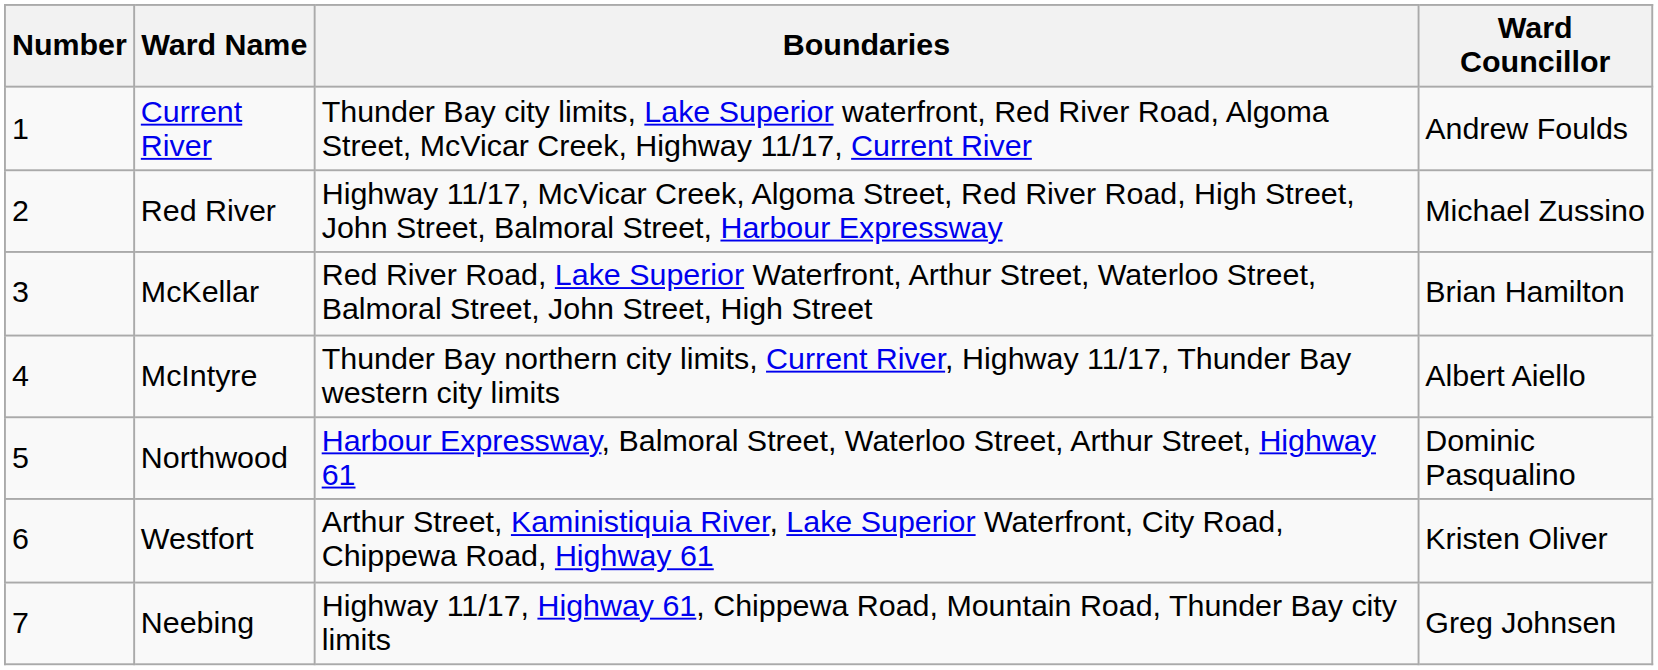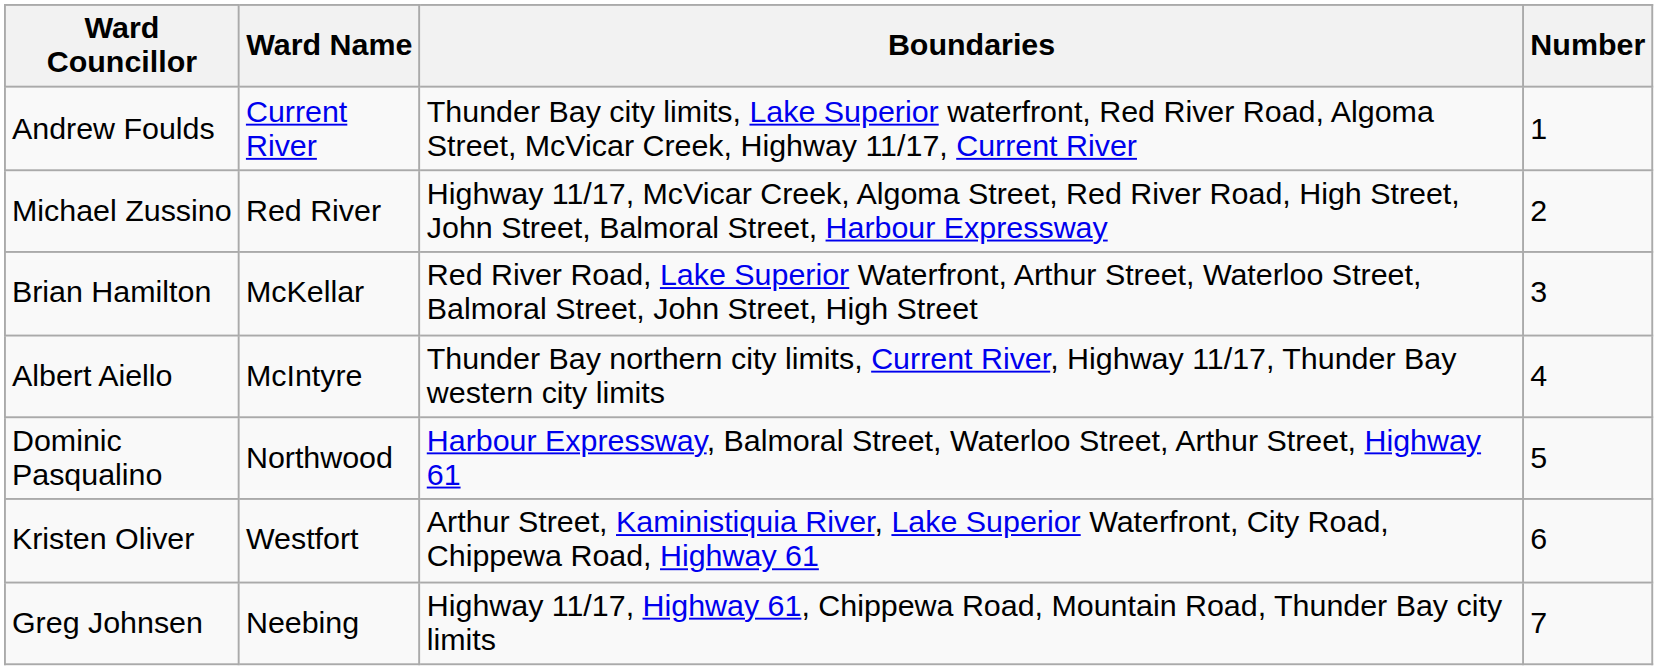columns swapped: (69, 45) <-> (1535, 45)
